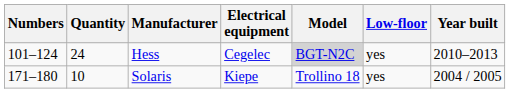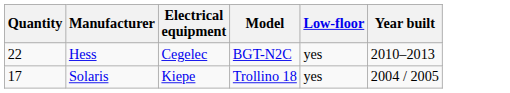- column: (36, 23)
(78, 54) 24 -> (15, 54) 22
(325, 54) lightgrey background -> (262, 54) no background
(78, 76) 10 -> (15, 76) 17
